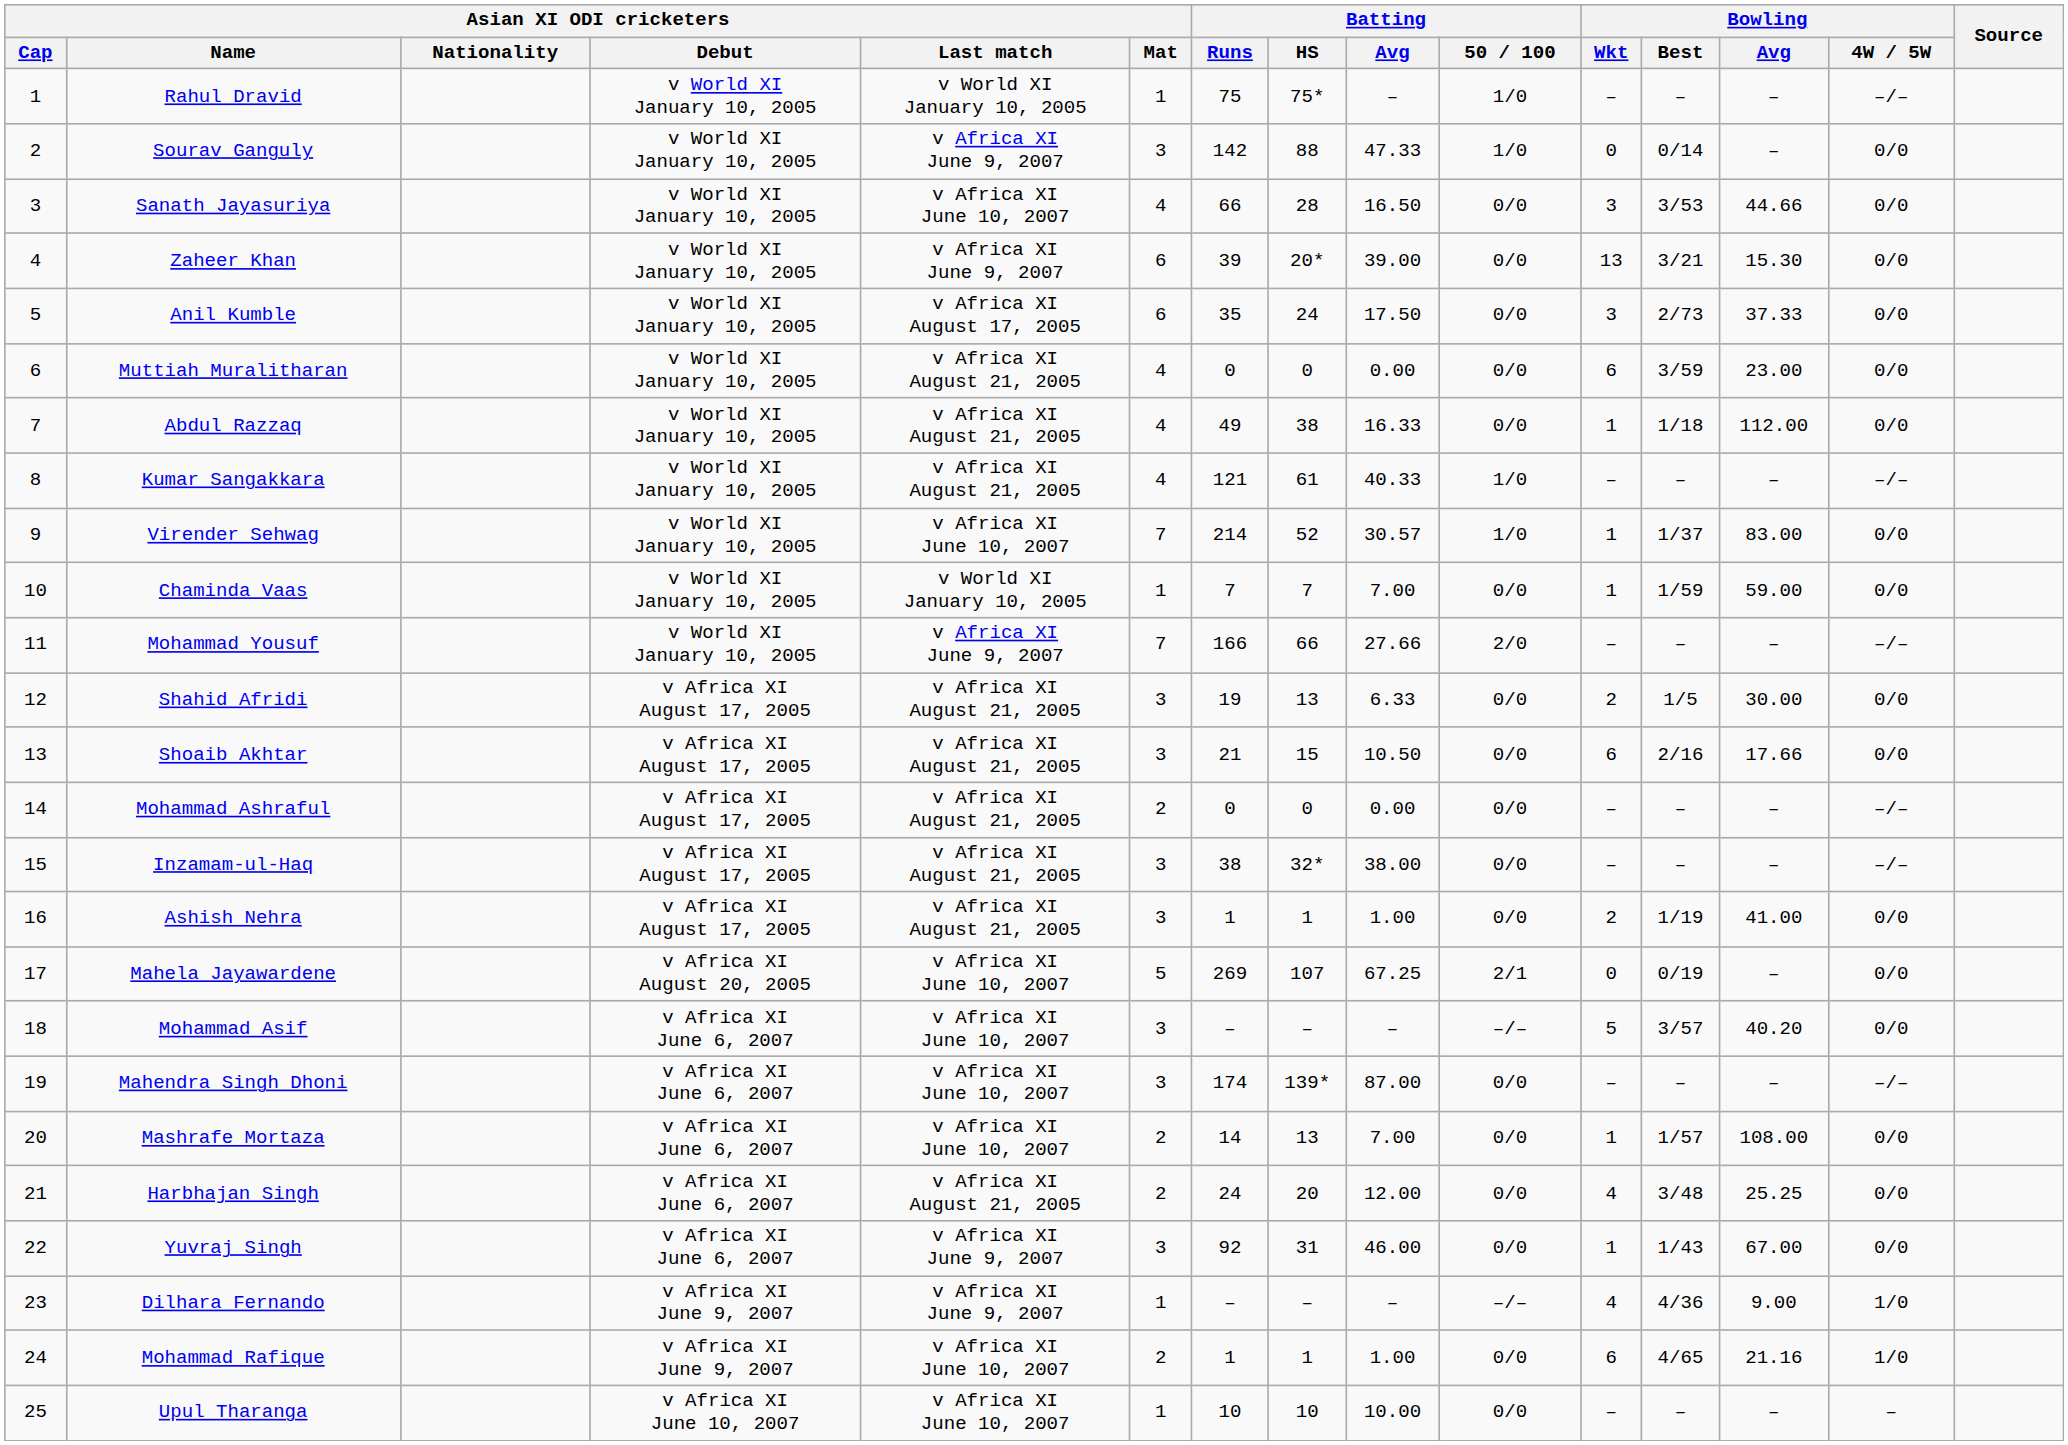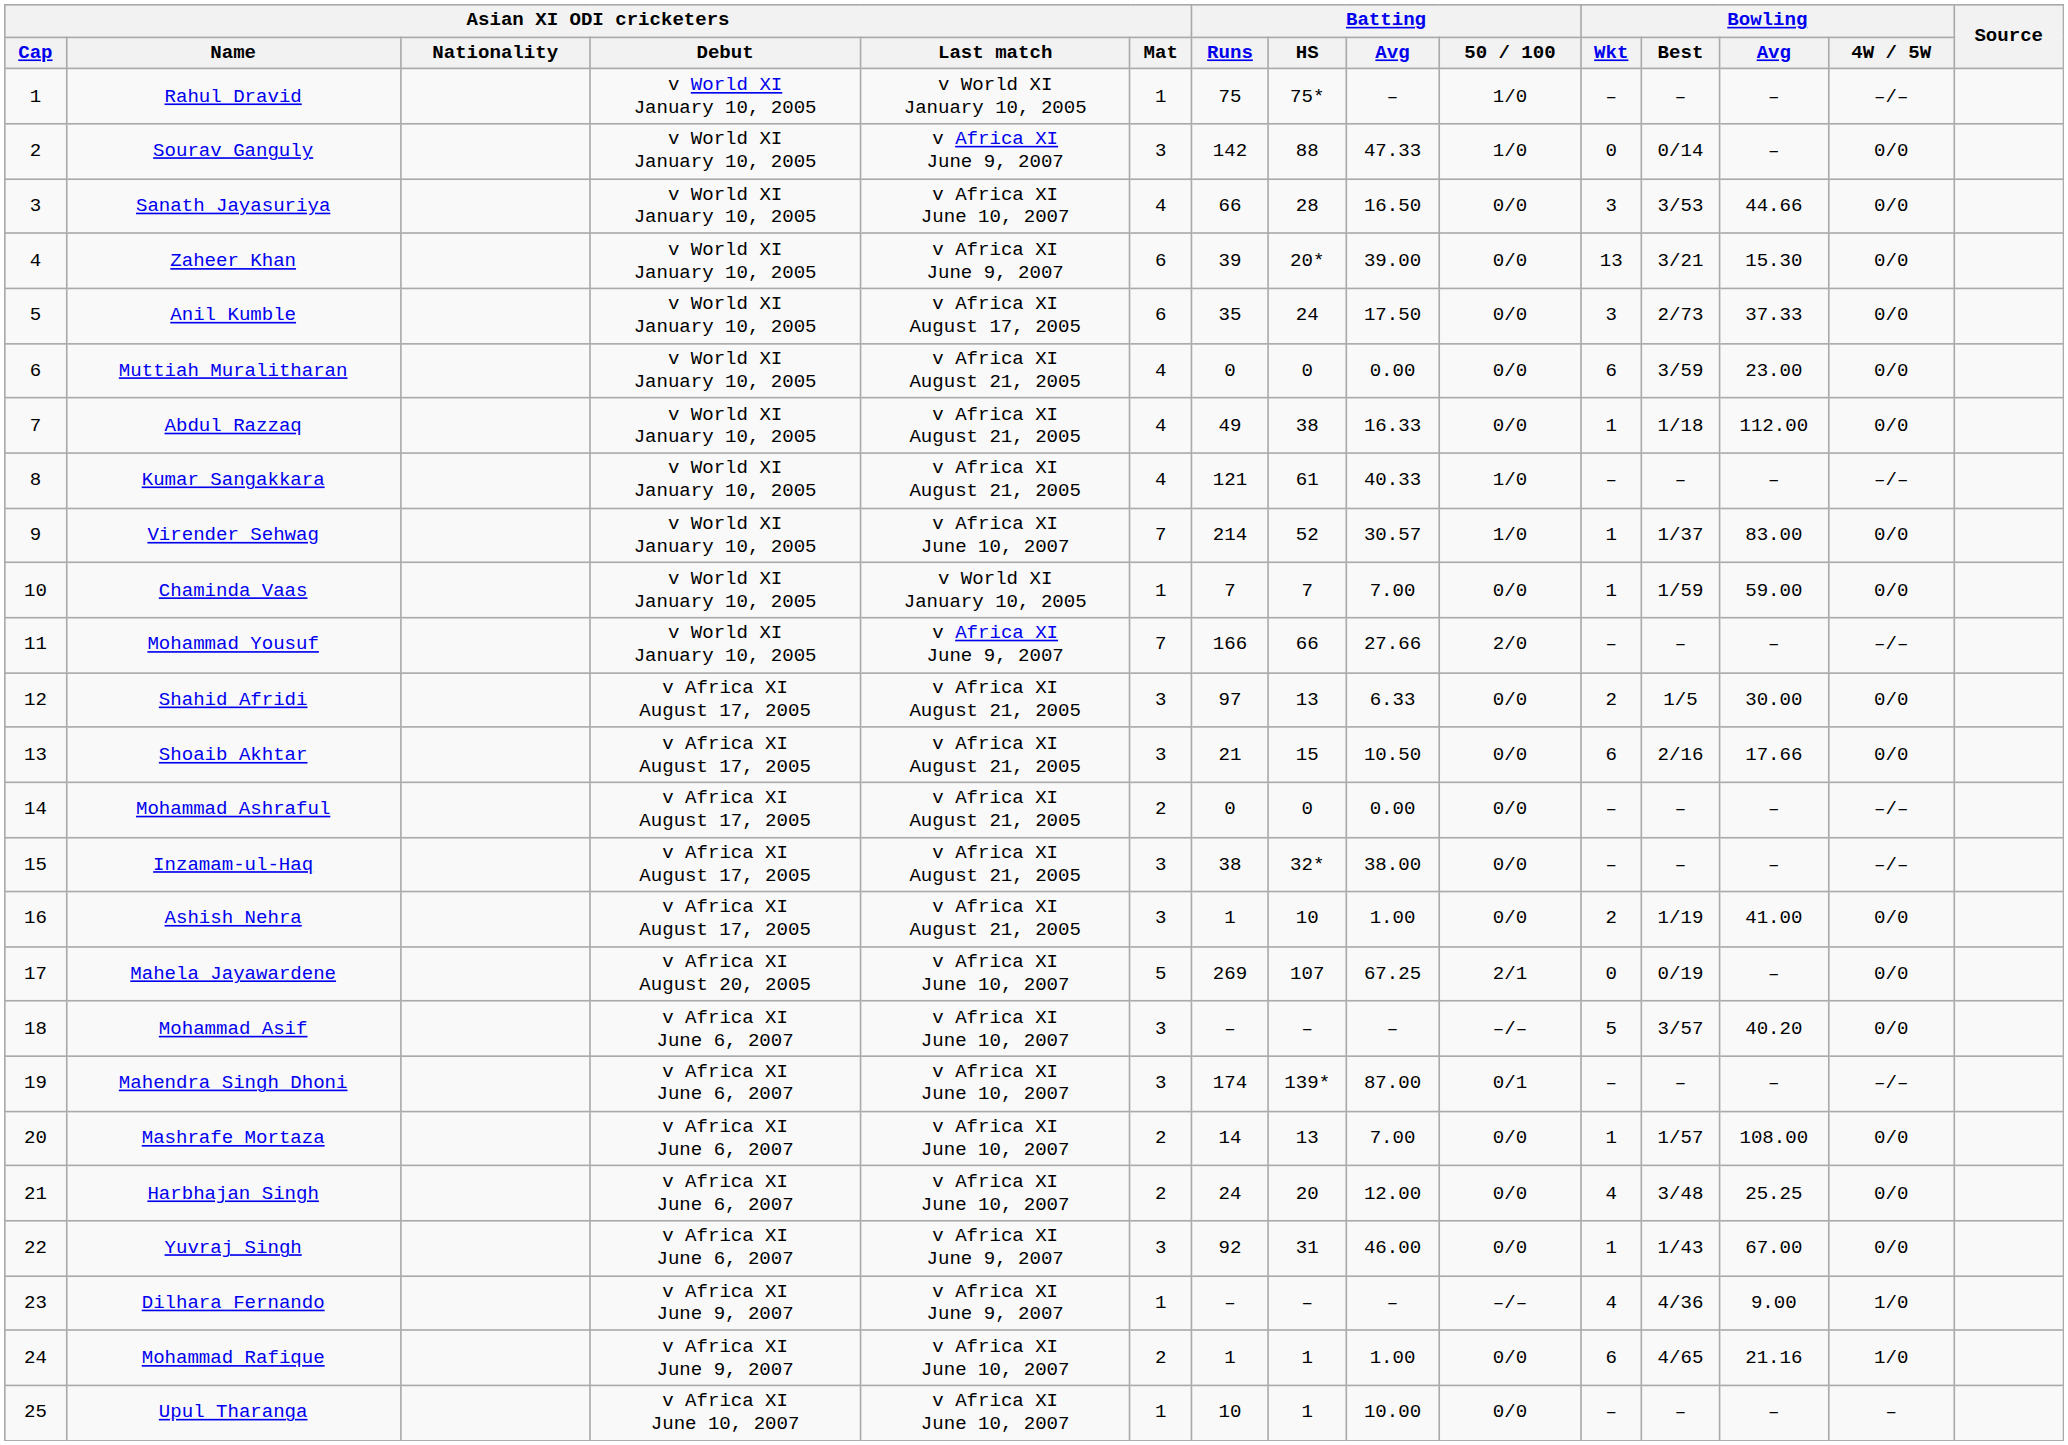(1230, 699) 19 -> (1230, 699) 97
(1307, 919) 1 -> (1307, 919) 10
(1510, 1083) 0/0 -> (1510, 1083) 0/1
(995, 1193) v Africa XI August 21, 2005 -> (995, 1193) v Africa XI June 10, 2007
(1307, 1413) 10 -> (1307, 1413) 1
